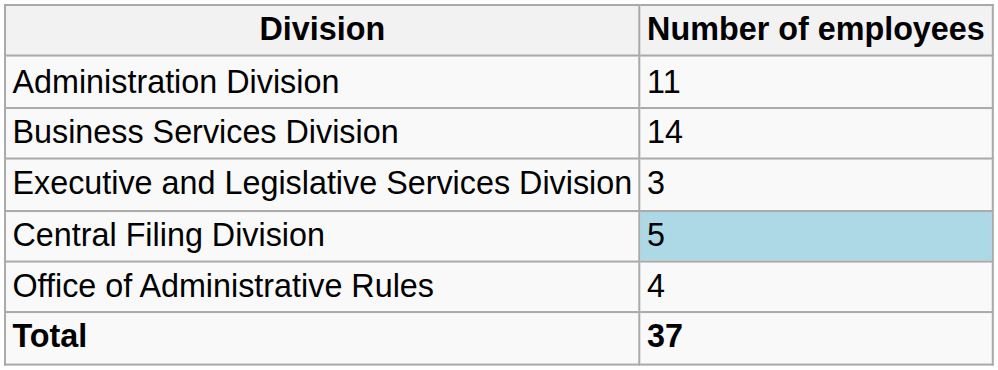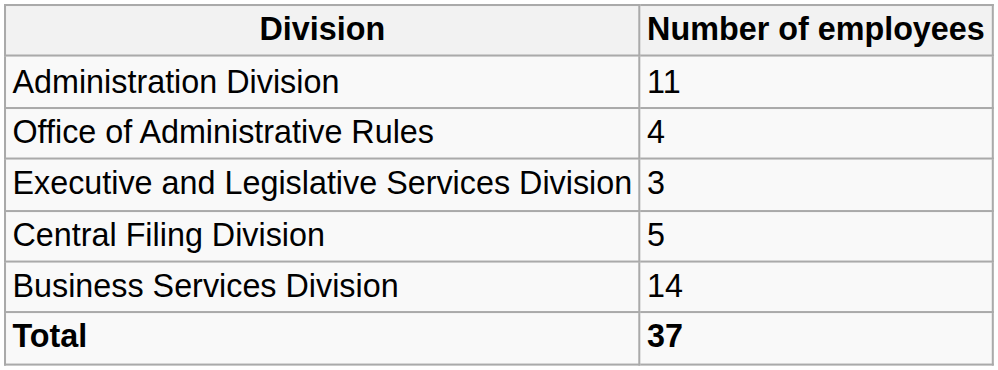rows swapped: (206, 132) <-> (223, 286)
(656, 235) lightblue background -> (656, 235) no background
